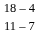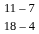rows swapped: (19, 25) <-> (19, 8)
